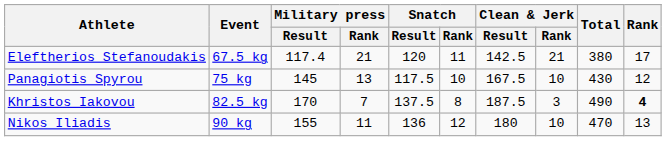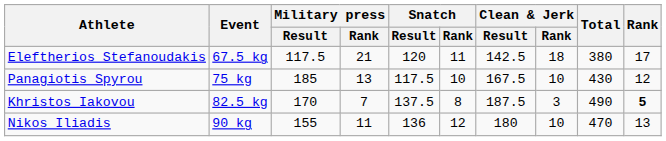(305, 57) 117.4 -> (305, 57) 117.5
(556, 57) 21 -> (556, 57) 18
(305, 79) 145 -> (305, 79) 185
(643, 102) 4 -> (643, 102) 5
